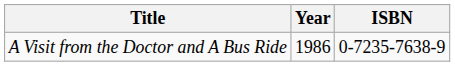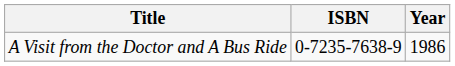columns swapped: (313, 18) <-> (392, 18)
